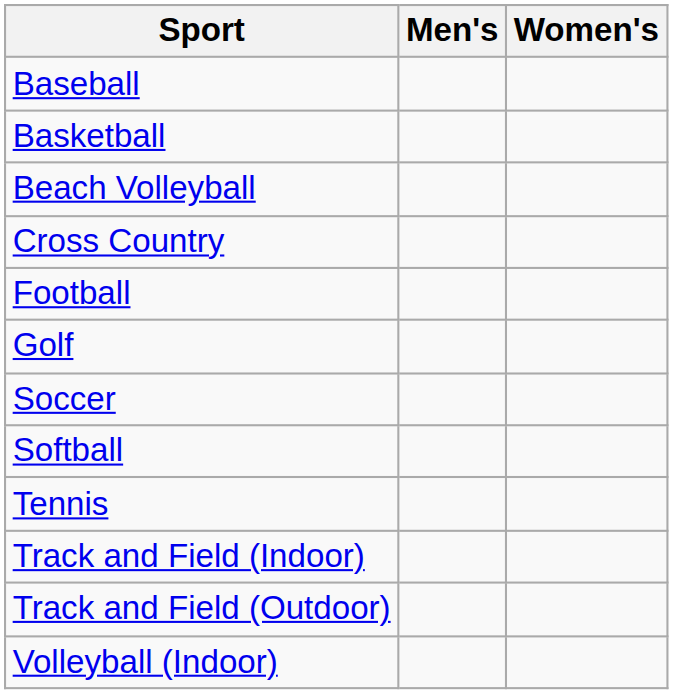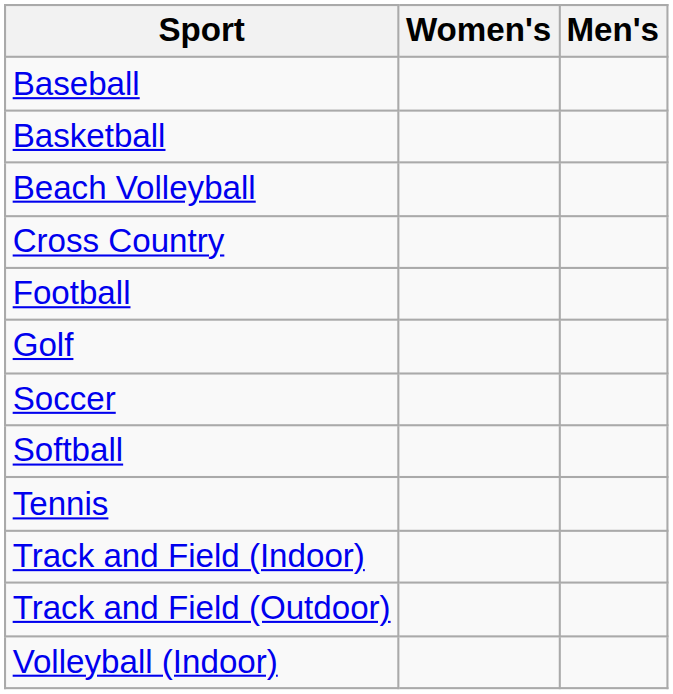columns swapped: (452, 30) <-> (586, 30)
